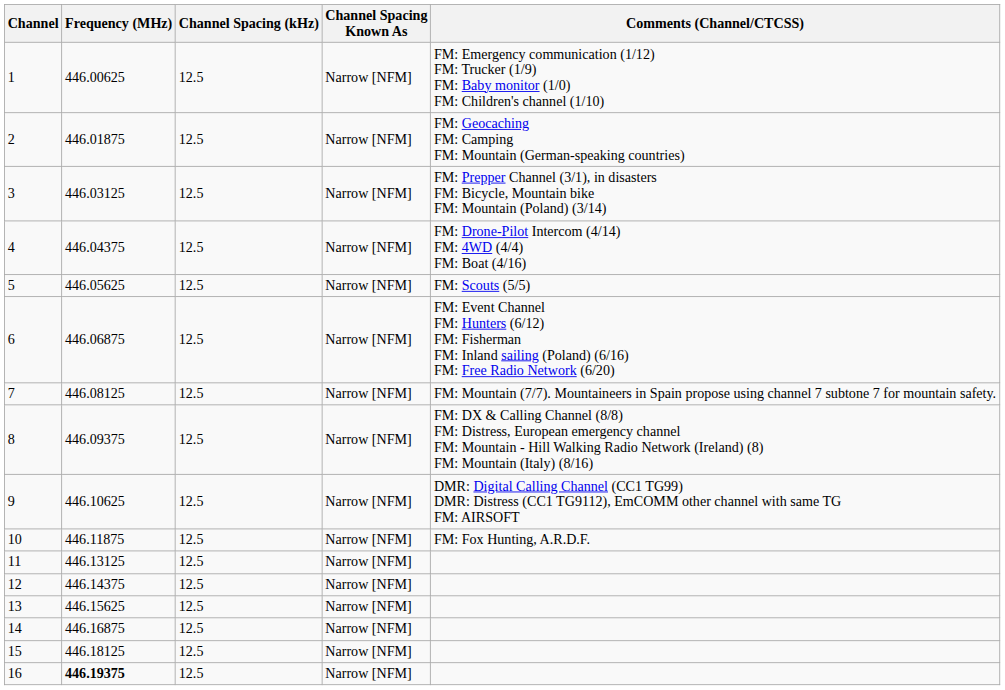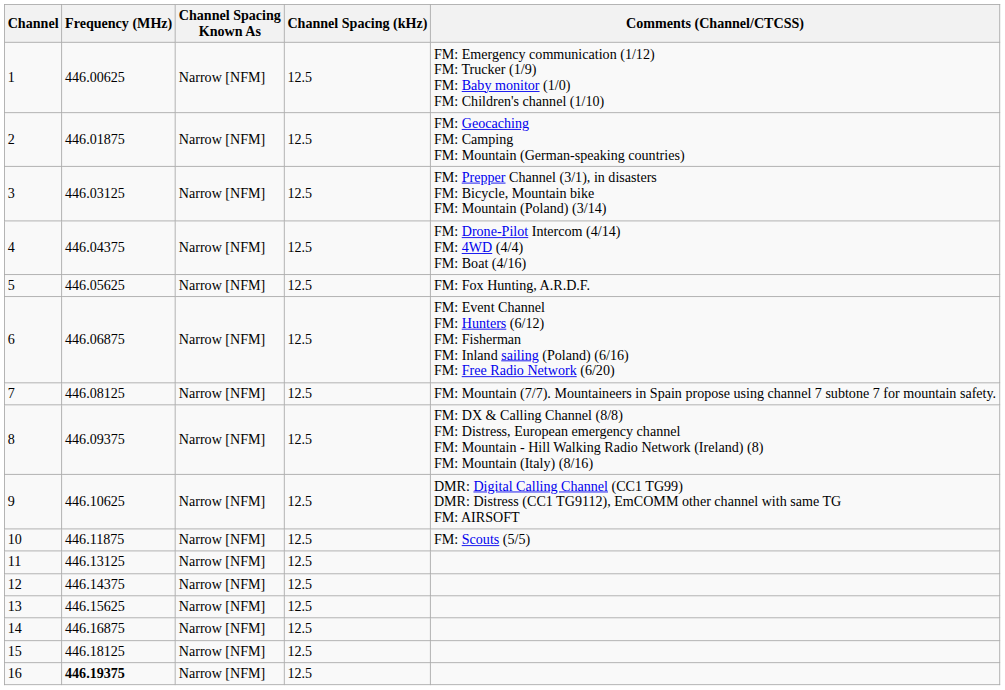columns swapped: (249, 23) <-> (376, 23)
(482, 285) FM: Scouts (5/5) -> (512, 285) FM: Fox Hunting, A.R.D.F.
(512, 539) FM: Fox Hunting, A.R.D.F. -> (482, 539) FM: Scouts (5/5)
